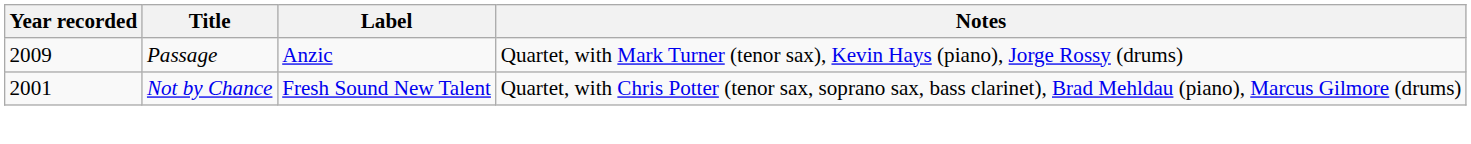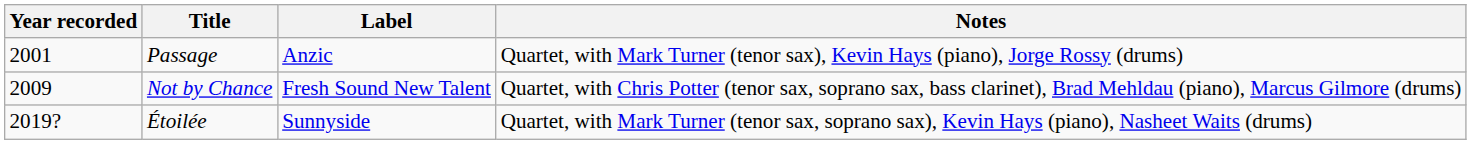(31, 54) 2009 -> (31, 54) 2001
(31, 88) 2001 -> (31, 88) 2009
+ row: (177, 121)
